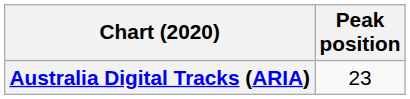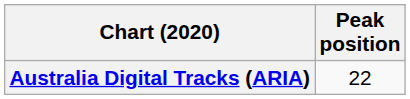(360, 77) 23 -> (360, 77) 22
